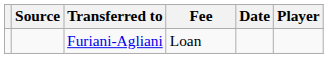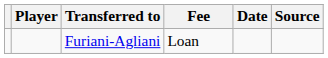columns swapped: (298, 16) <-> (38, 16)
